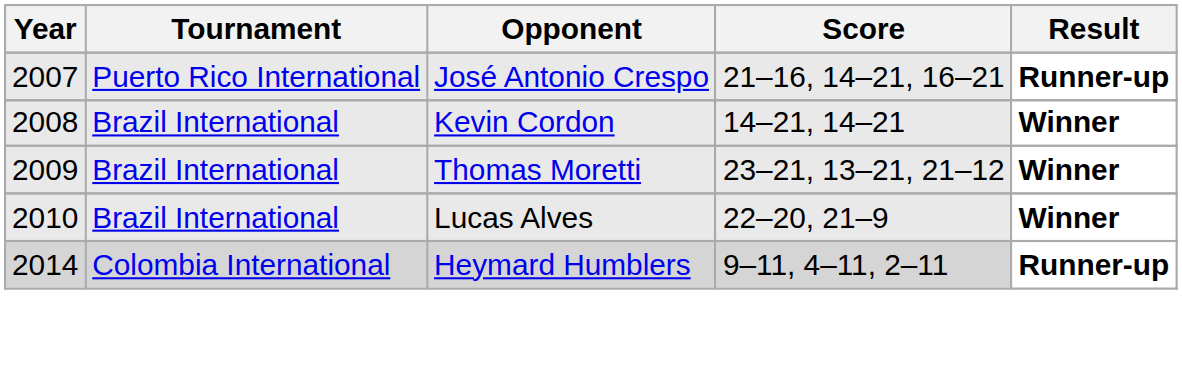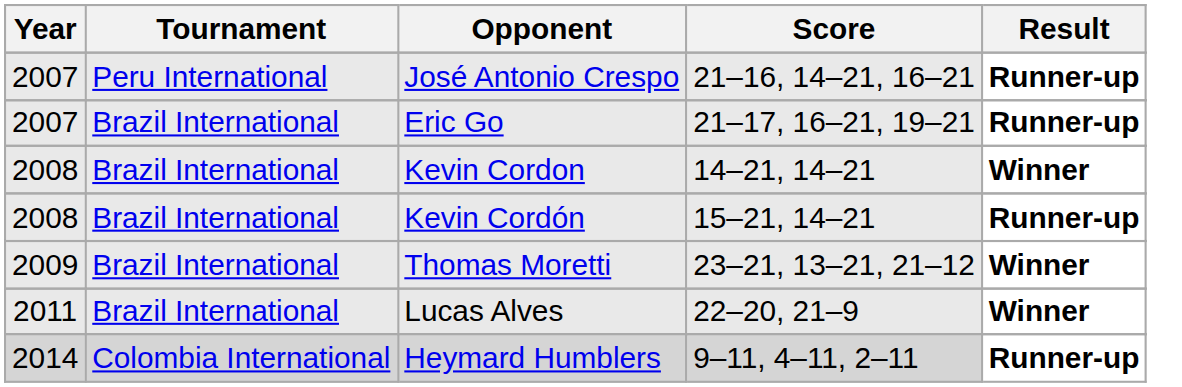(256, 76) Puerto Rico International -> (210, 76) Peru International
+ row: (454, 123)
+ row: (495, 217)
(45, 217) 2010 -> (45, 312) 2011
